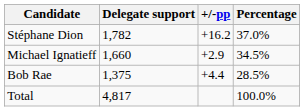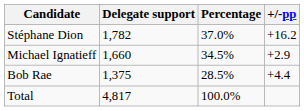columns swapped: (267, 14) <-> (216, 14)
